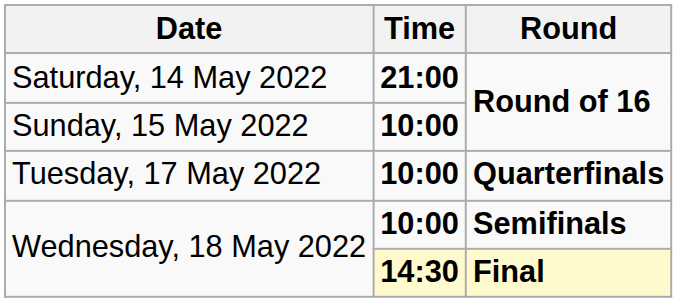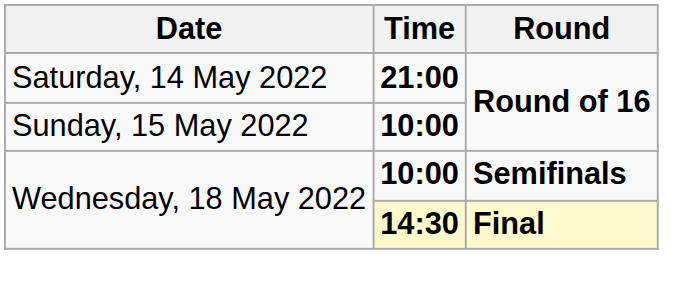- row: (167, 175)
